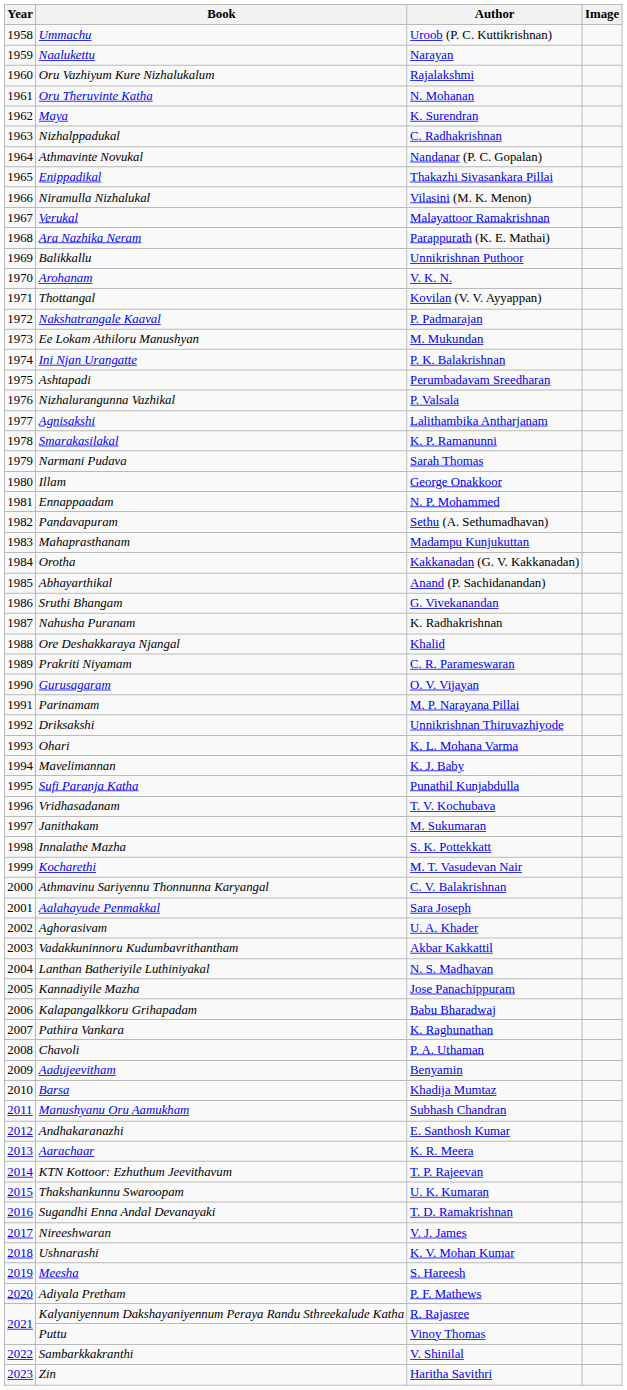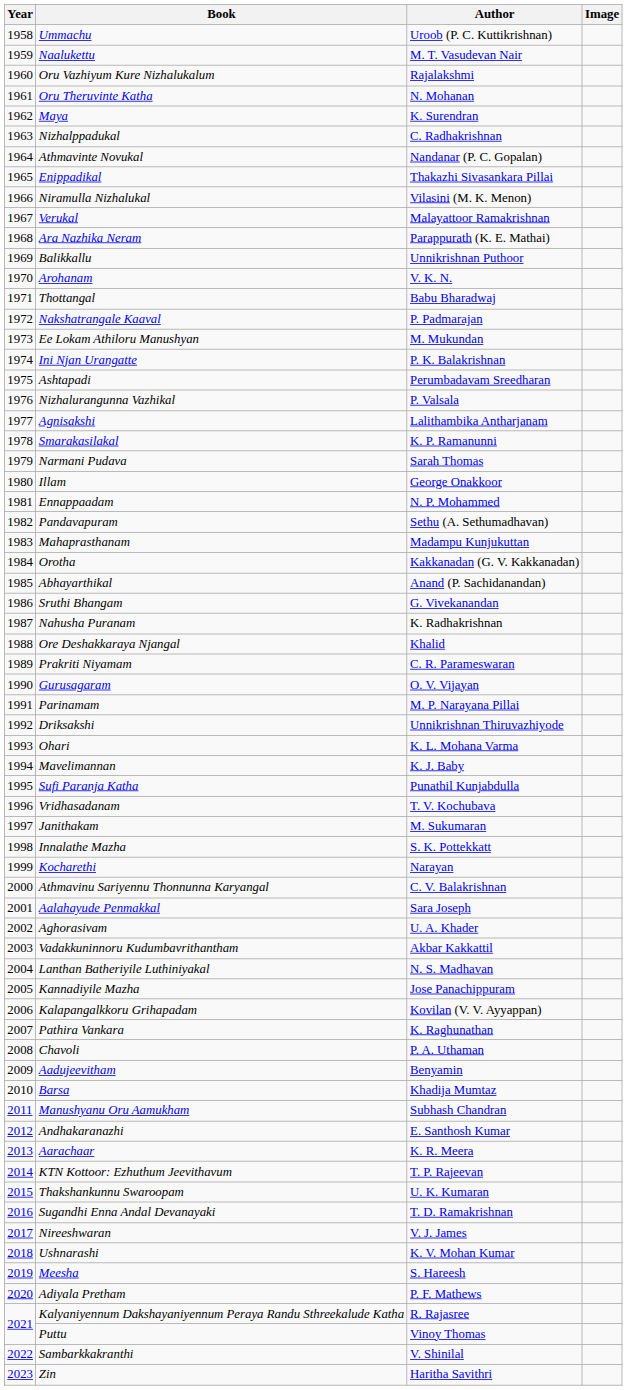(432, 55) Narayan -> (466, 55) M. T. Vasudevan Nair
(476, 298) Kovilan (V. V. Ayyappan) -> (453, 298) Babu Bharadwaj
(466, 867) M. T. Vasudevan Nair -> (432, 867) Narayan
(453, 1009) Babu Bharadwaj -> (476, 1009) Kovilan (V. V. Ayyappan)
